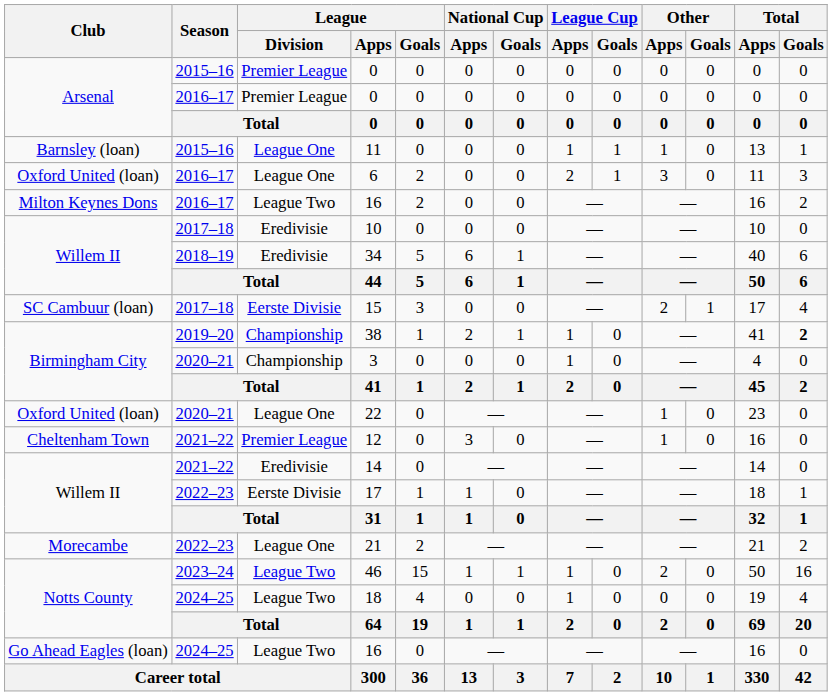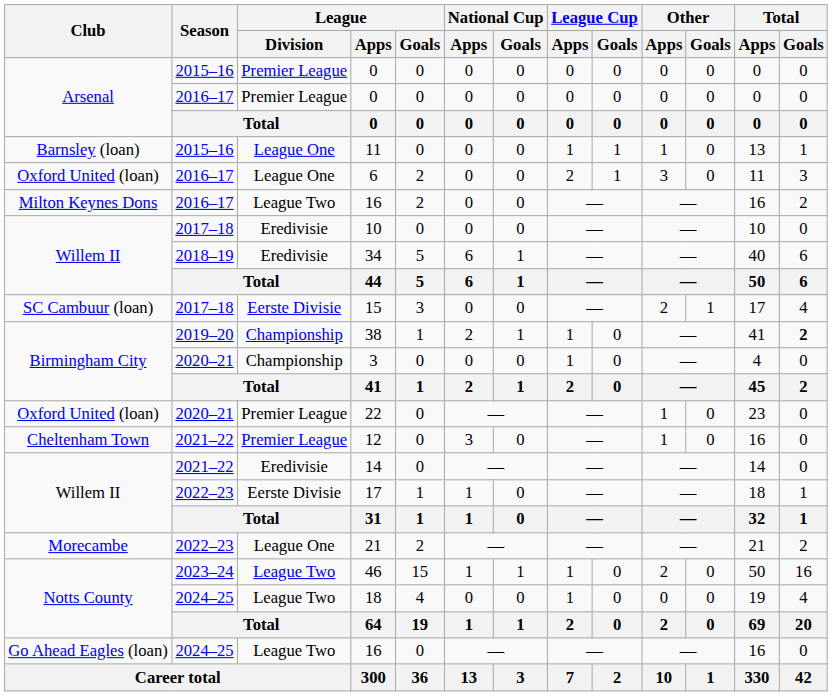(294, 413) League One -> (294, 413) Premier League
